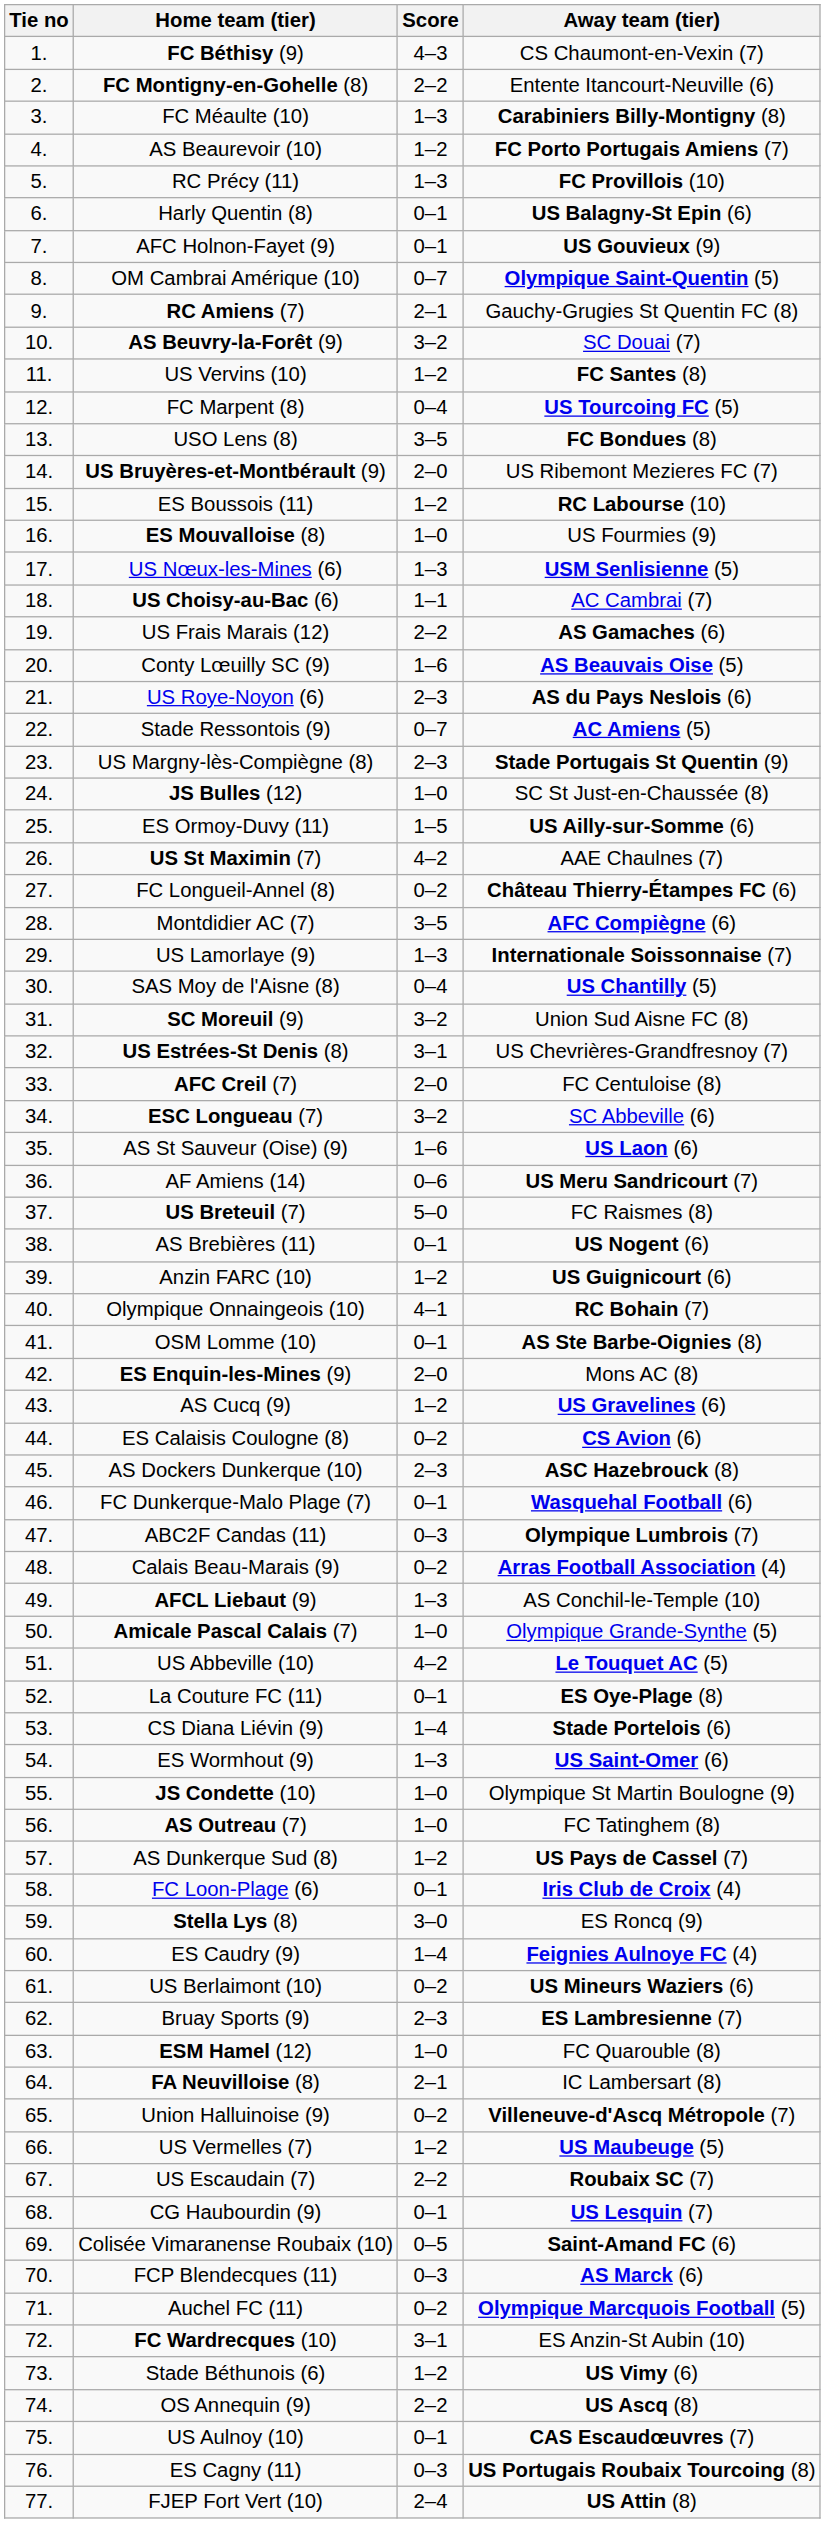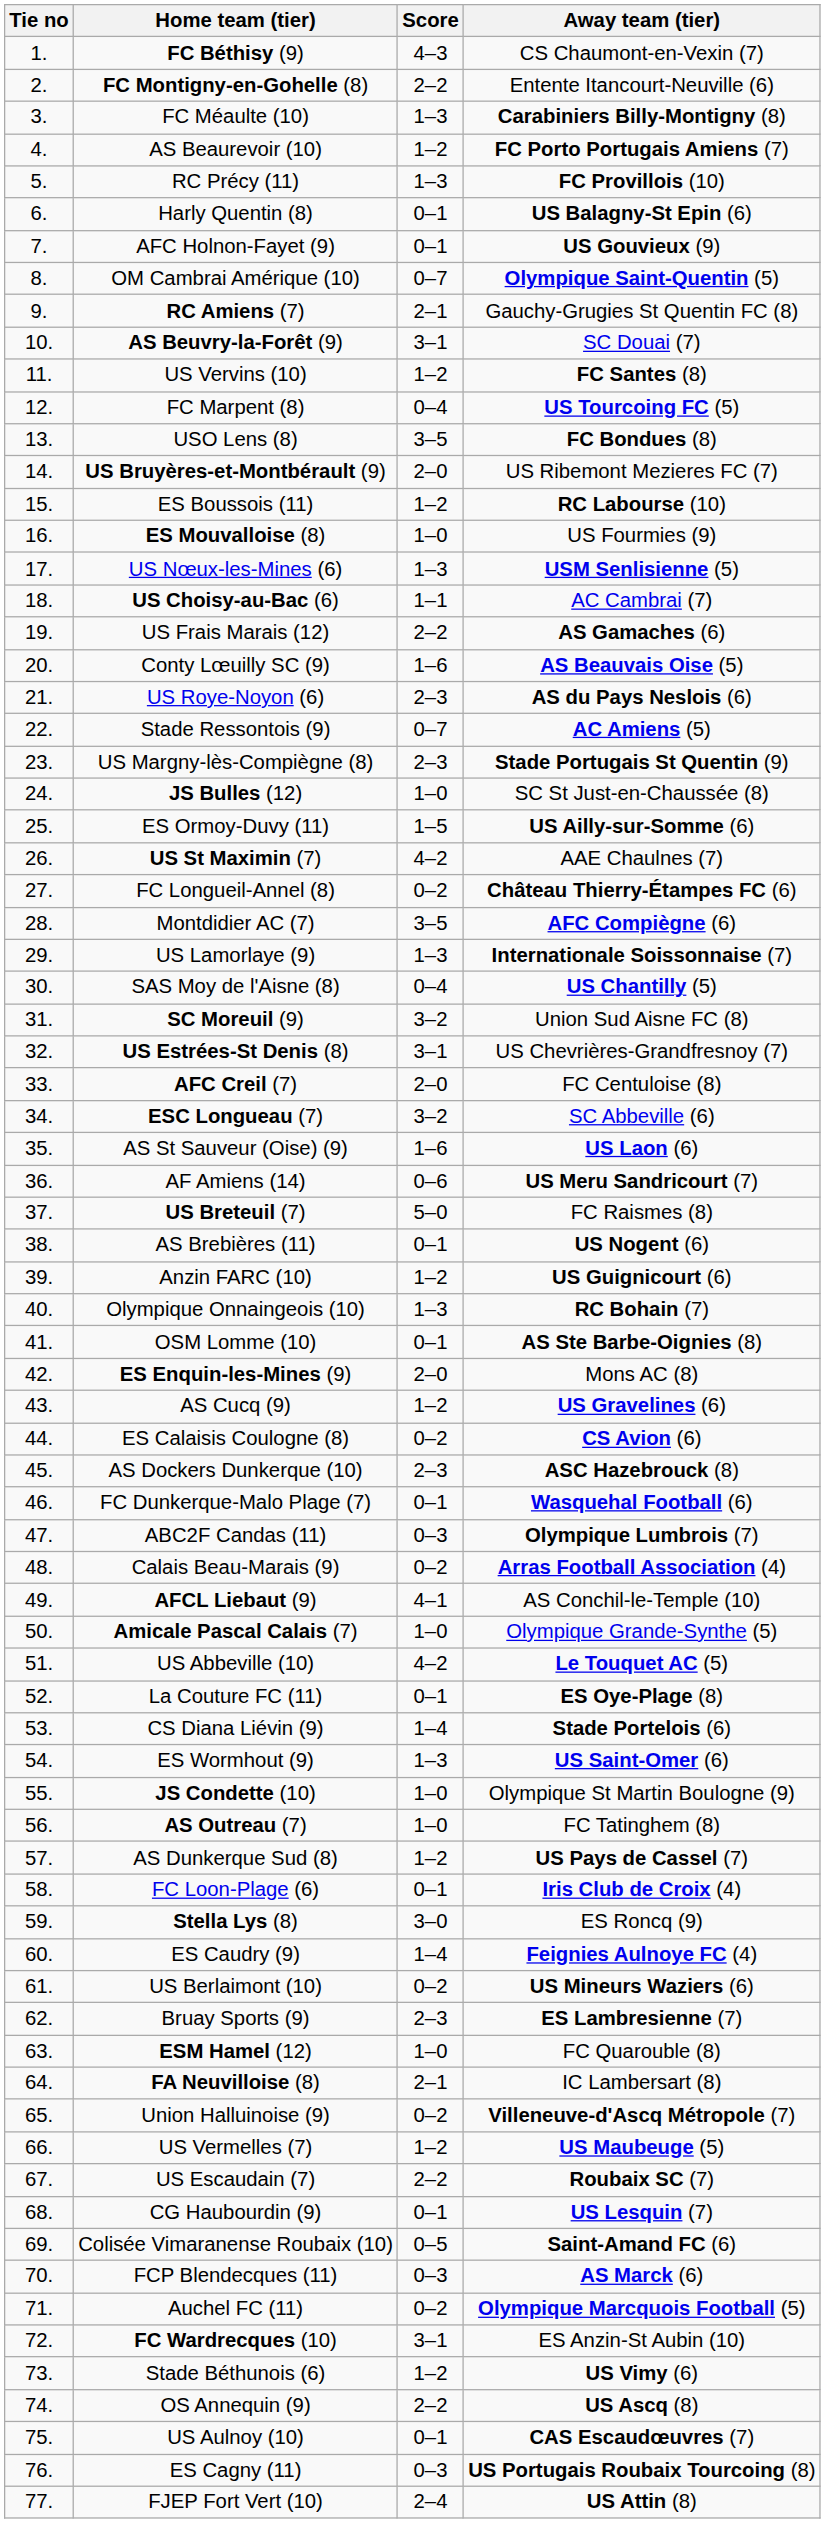(431, 342) 3–2 -> (431, 342) 3–1
(431, 1309) 4–1 -> (431, 1309) 1–3
(431, 1599) 1–3 -> (431, 1599) 4–1
